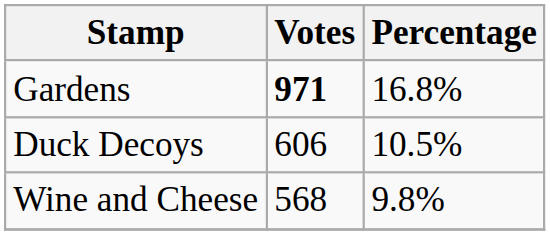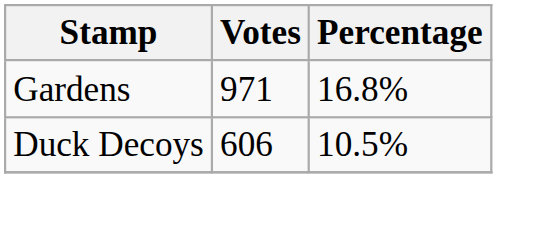(301, 88) bold -> (246, 88) normal
- row: (136, 199)
